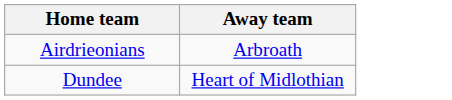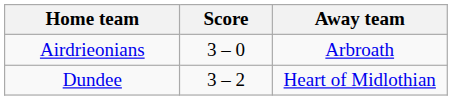+ column: (226, 19)
